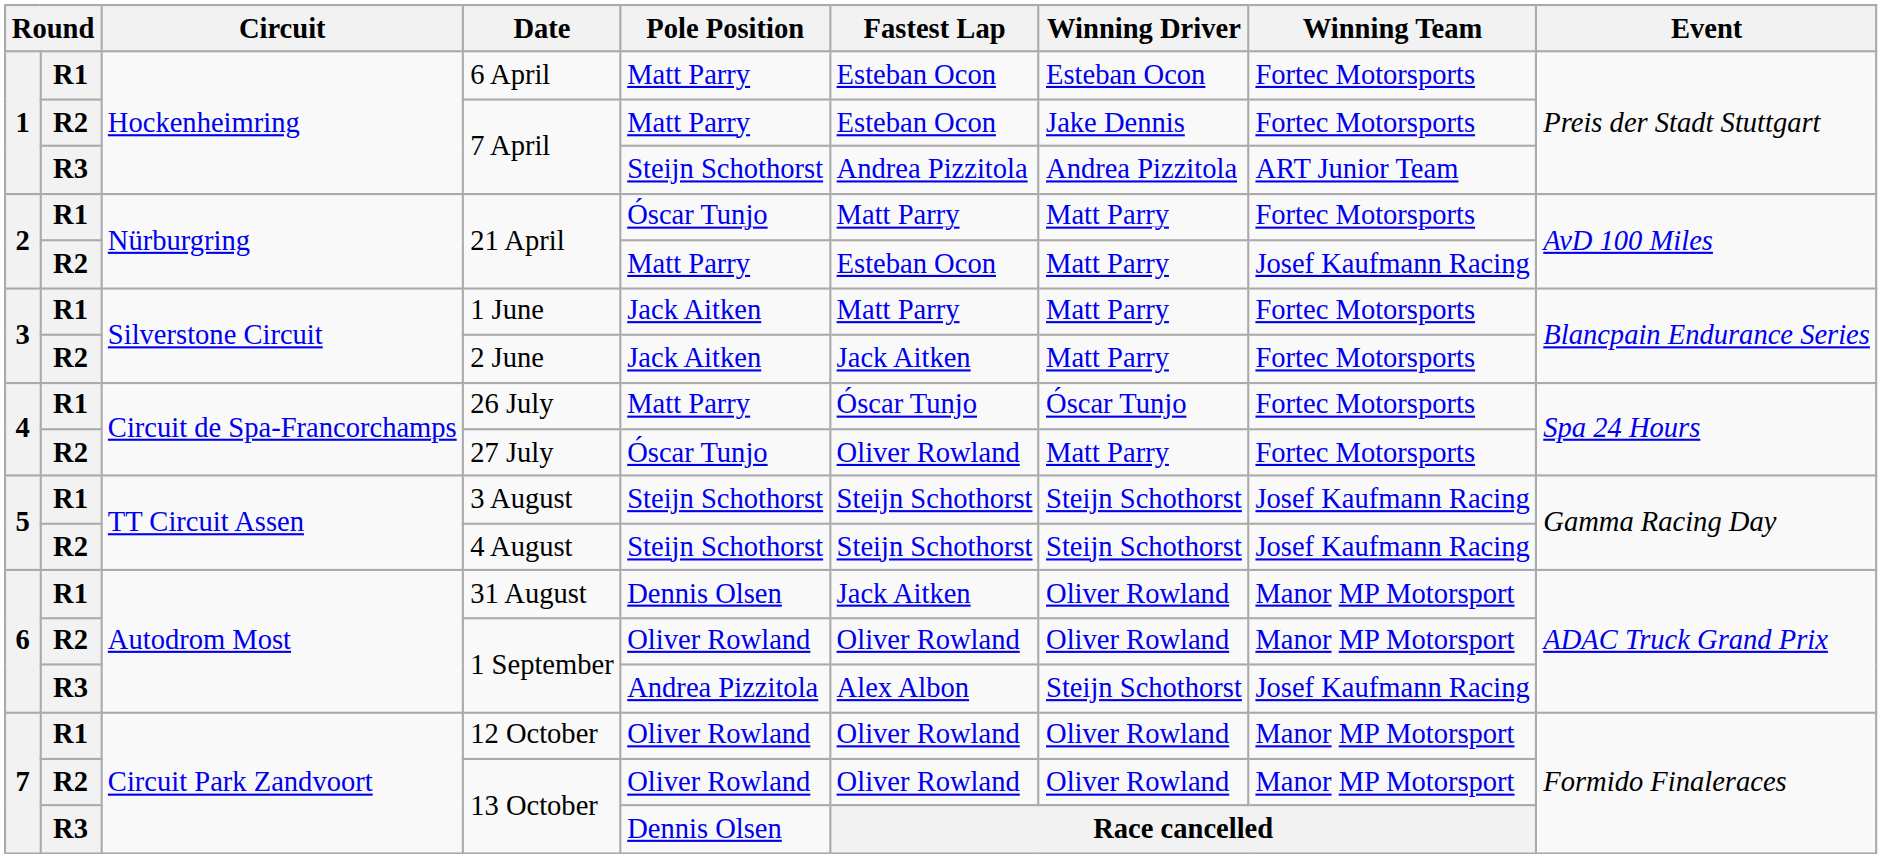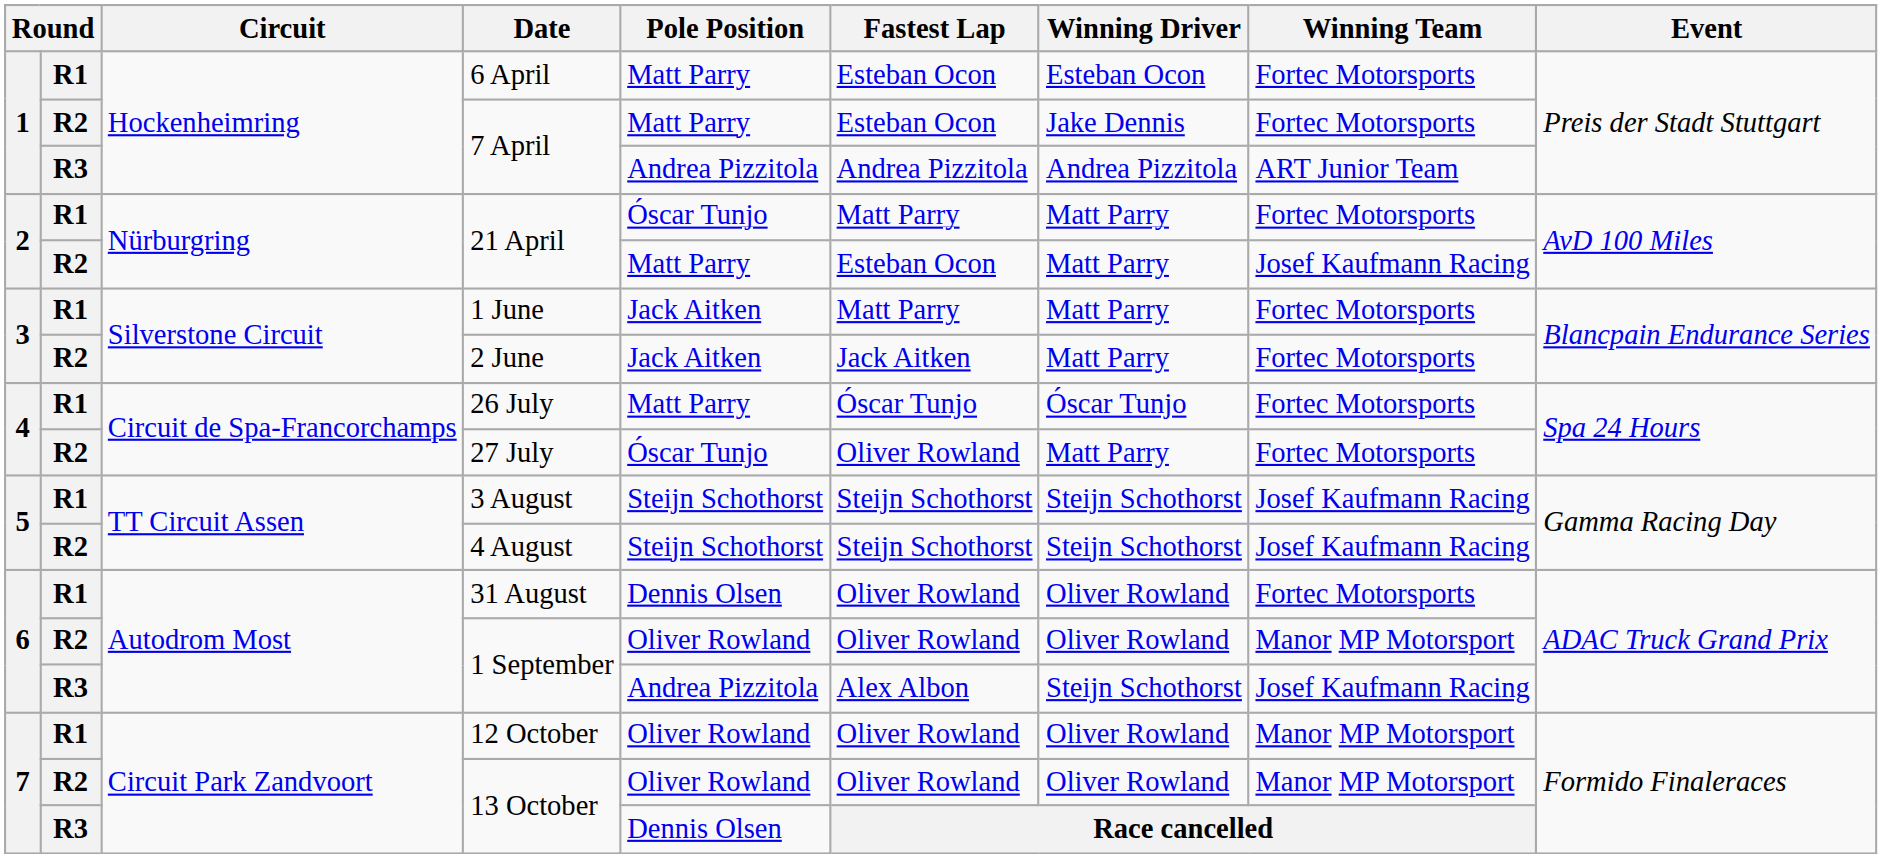(725, 169) Steijn Schothorst -> (723, 169) Andrea Pizzitola
(904, 593) Jack Aitken -> (928, 593) Oliver Rowland
(1385, 593) Manor MP Motorsport -> (1365, 593) Fortec Motorsports
